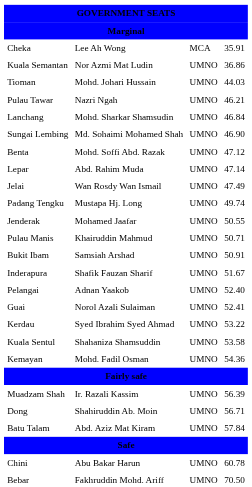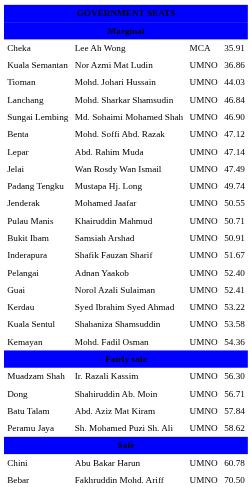- row: (30, 99)
(235, 393) 56.39 -> (235, 376) 56.30
+ row: (31, 428)
